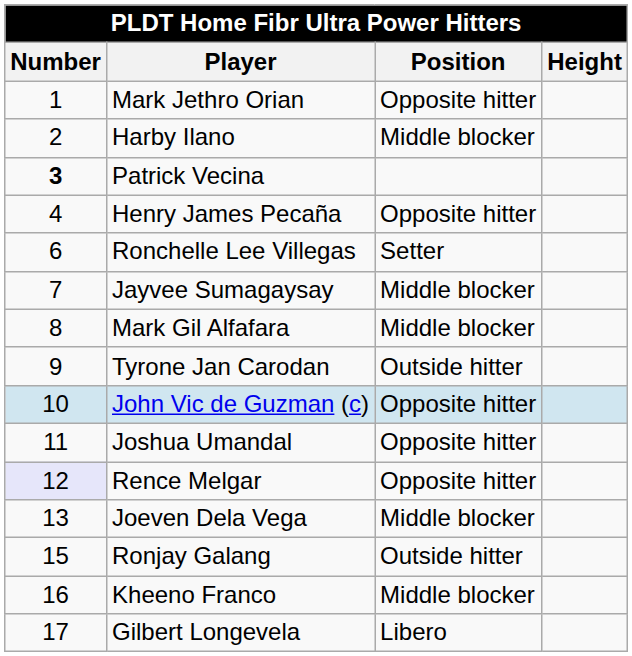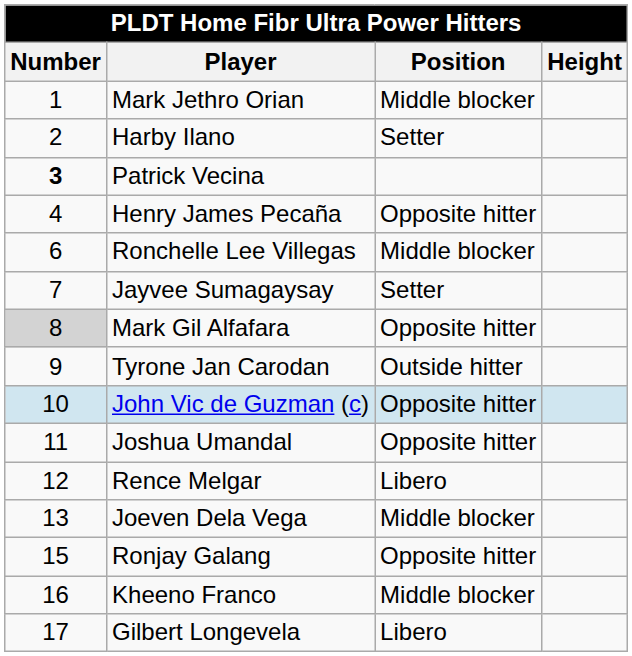(458, 99) Opposite hitter -> (457, 99) Middle blocker
(457, 137) Middle blocker -> (412, 137) Setter
(412, 251) Setter -> (457, 251) Middle blocker
(457, 289) Middle blocker -> (412, 289) Setter
(56, 328) no background -> (56, 328) lightgrey background
(457, 328) Middle blocker -> (458, 328) Opposite hitter
(56, 480) lavender background -> (56, 480) no background
(458, 480) Opposite hitter -> (413, 480) Libero
(451, 556) Outside hitter -> (458, 556) Opposite hitter
